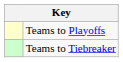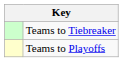rows swapped: (65, 30) <-> (71, 48)
